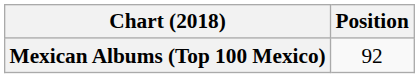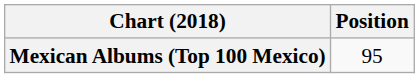(372, 55) 92 -> (372, 55) 95
